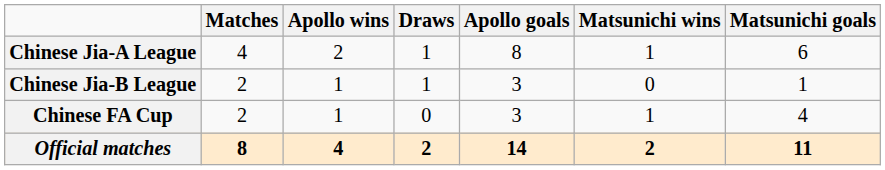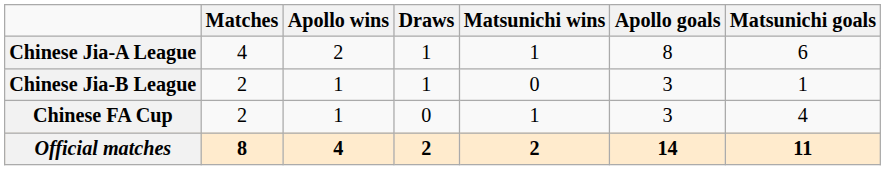columns swapped: (650, 20) <-> (517, 20)
